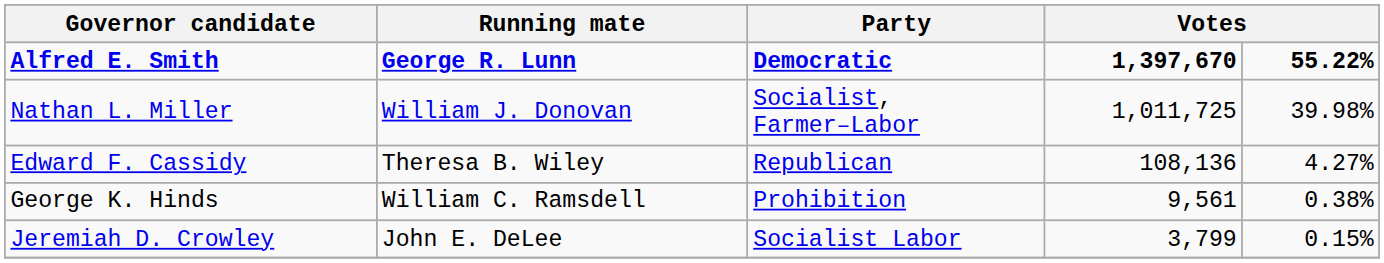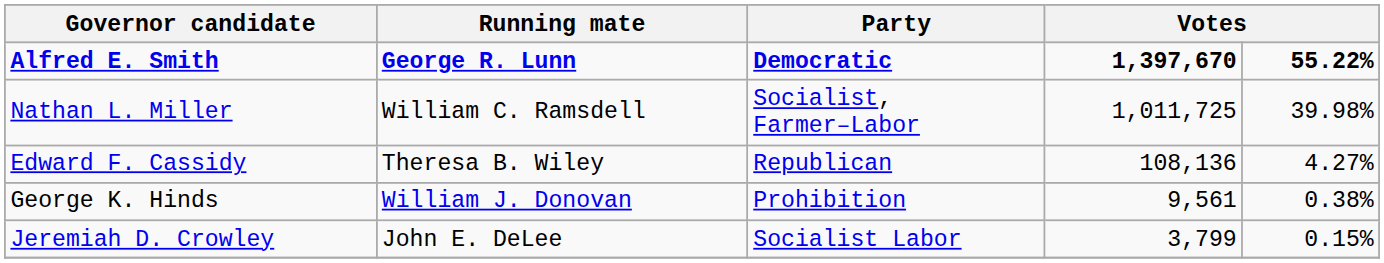(507, 113) William J. Donovan -> (514, 113) William C. Ramsdell
(514, 201) William C. Ramsdell -> (507, 201) William J. Donovan
